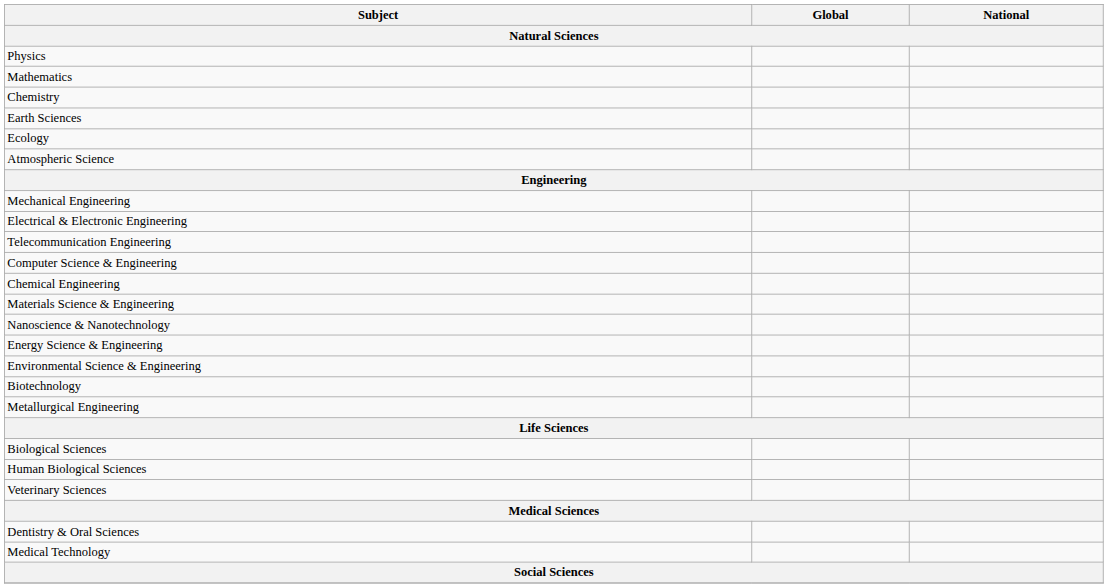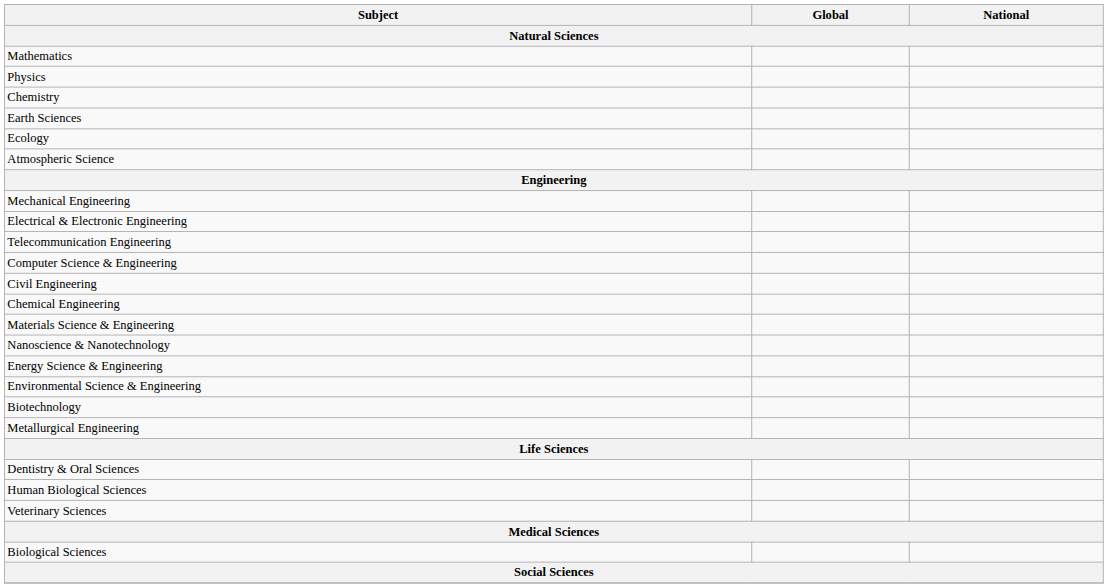rows swapped: (40, 77) <-> (27, 56)
+ row: (52, 283)
rows swapped: (57, 449) <-> (73, 531)
- row: (59, 552)
